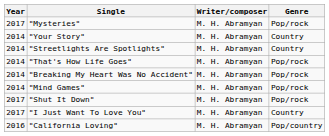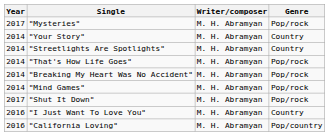(16, 112) 2017 -> (16, 112) 2016
